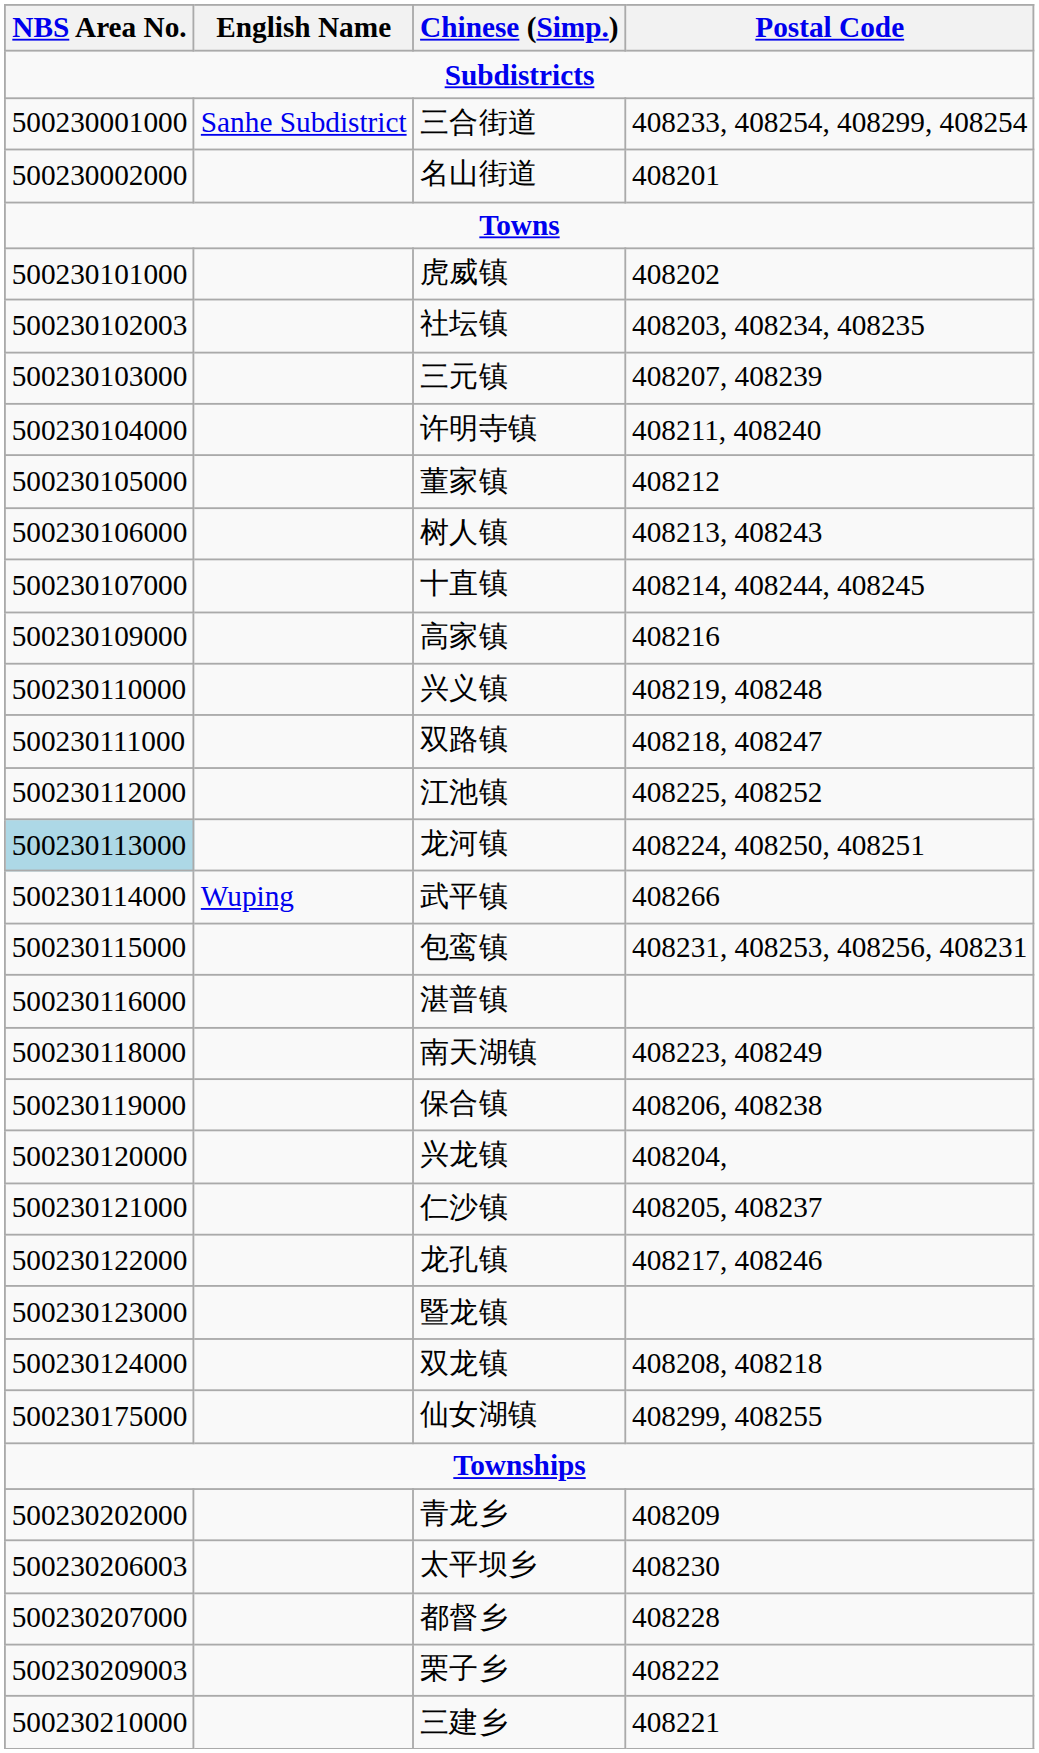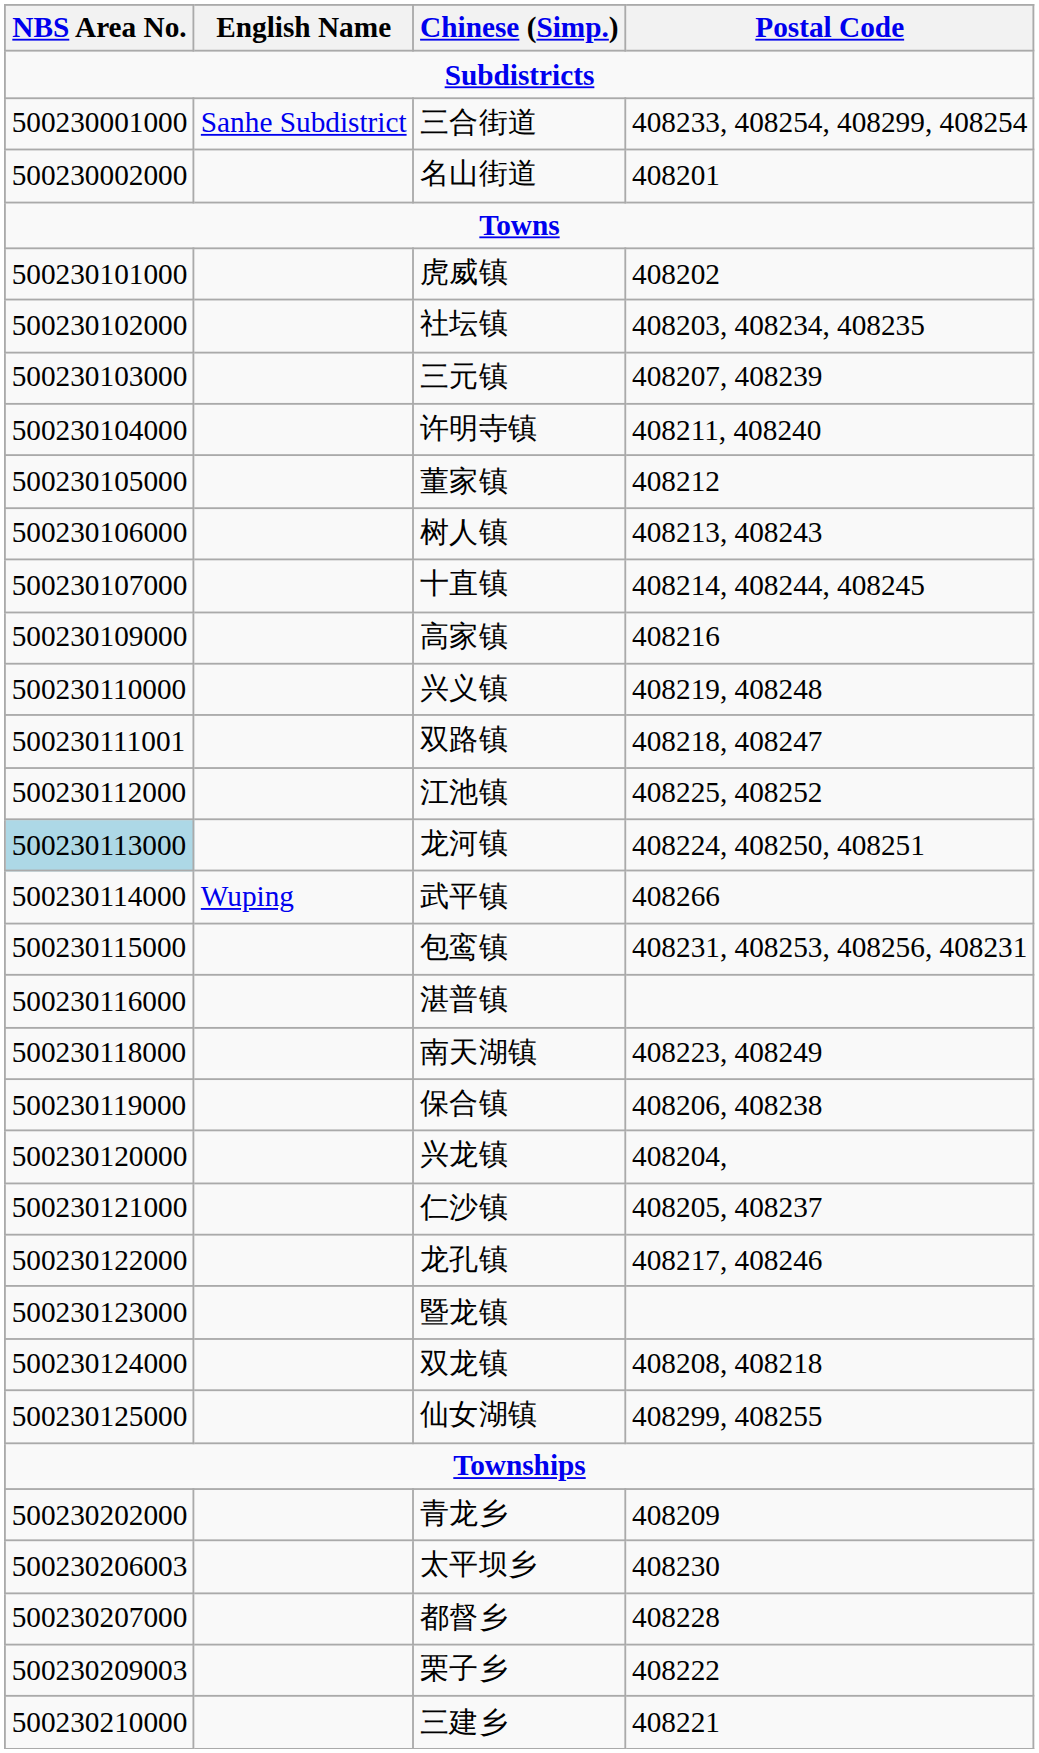(100, 325) 500230102003 -> (100, 325) 500230102000
(98, 740) 500230111000 -> (98, 740) 500230111001
(100, 1416) 500230175000 -> (100, 1416) 500230125000
